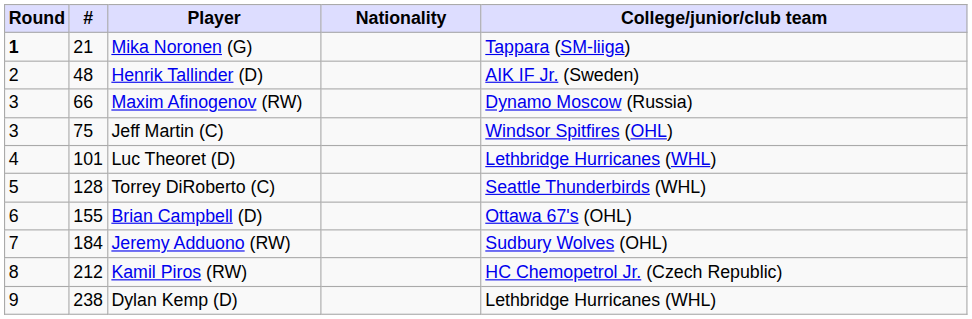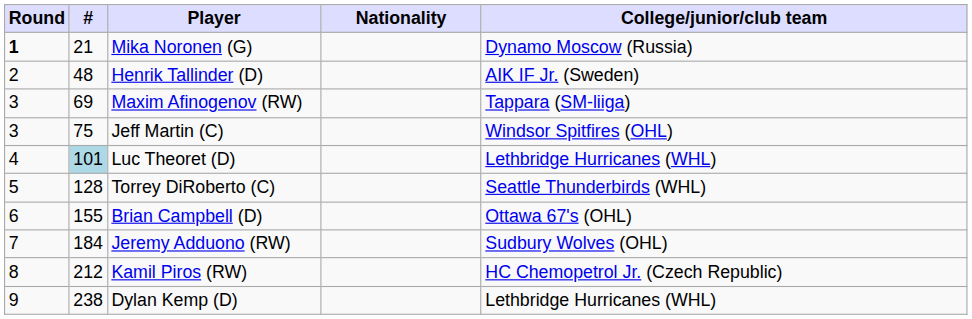(558, 46) Tappara (SM-liiga) -> (589, 46) Dynamo Moscow (Russia)
(83, 103) 66 -> (83, 103) 69
(589, 103) Dynamo Moscow (Russia) -> (558, 103) Tappara (SM-liiga)
(88, 159) no background -> (88, 159) lightblue background
